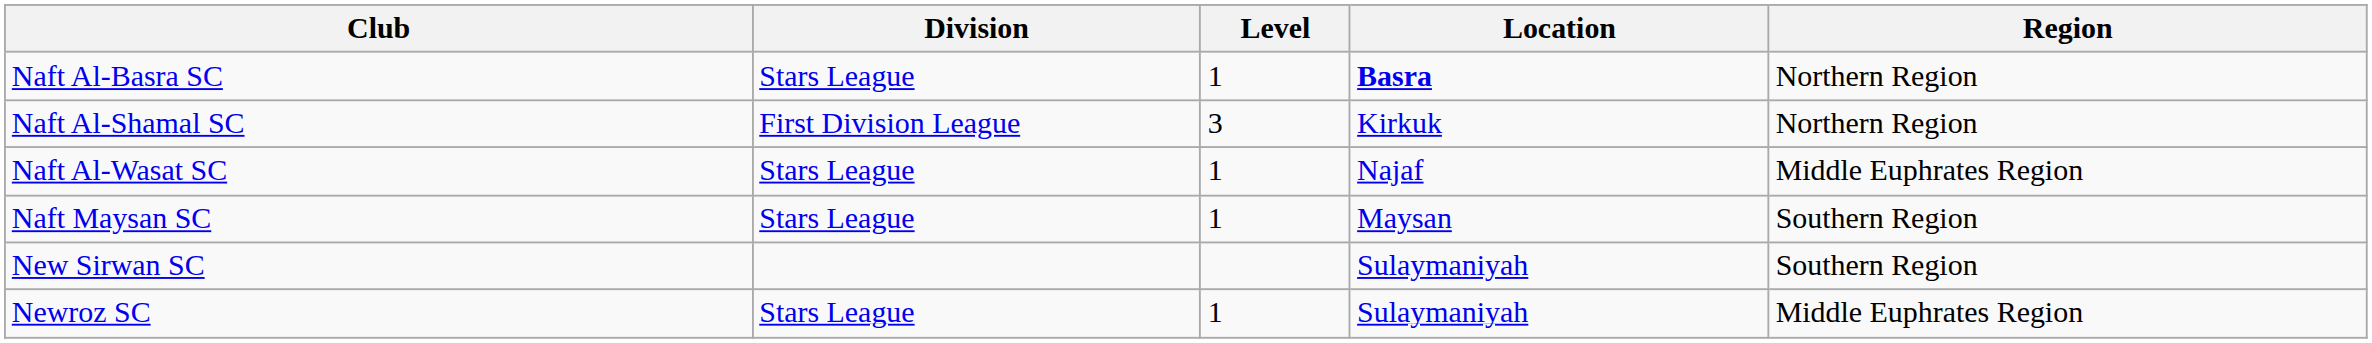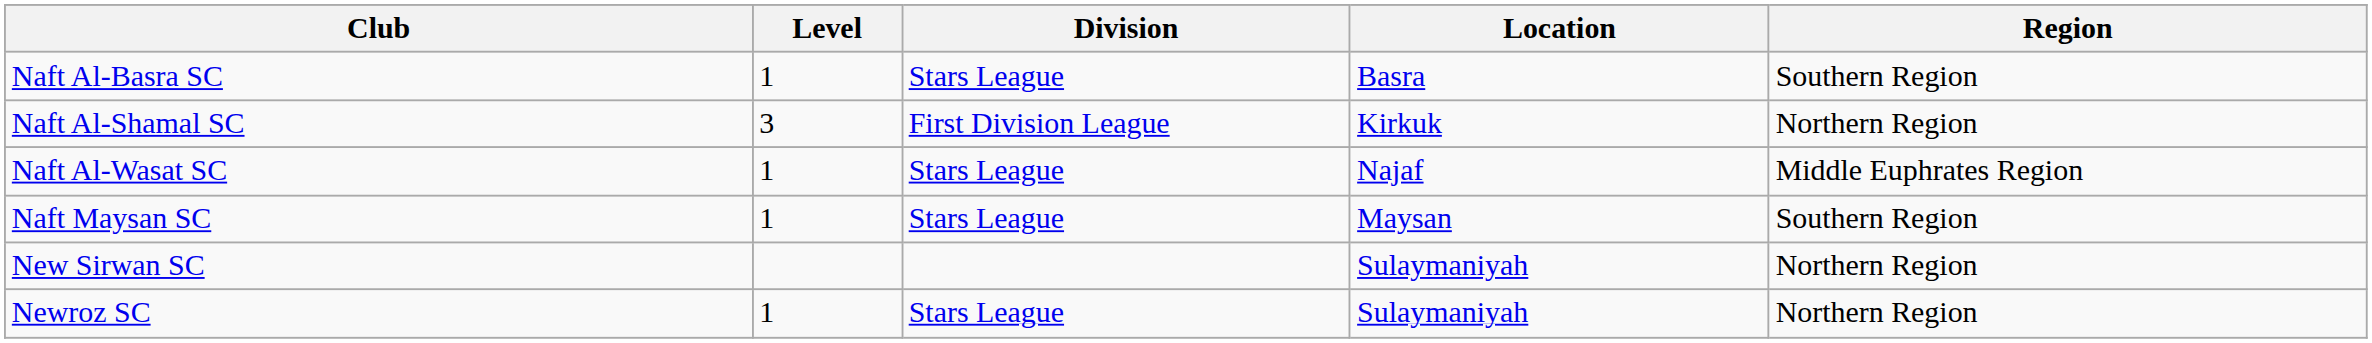columns swapped: (977, 28) <-> (1275, 28)
(1395, 75) bold -> (1391, 75) normal
(1877, 75) Northern Region -> (1877, 75) Southern Region
(1877, 265) Southern Region -> (1877, 265) Northern Region
(1929, 312) Middle Euphrates Region -> (1877, 312) Northern Region
